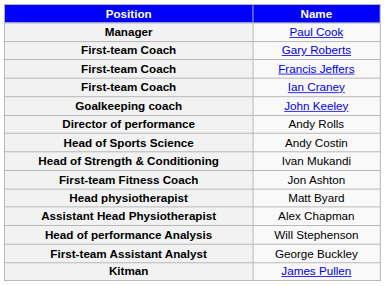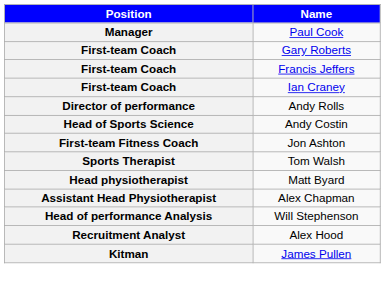- row: (316, 106)
- row: (316, 161)
+ row: (316, 161)
- row: (316, 254)
+ row: (316, 235)
